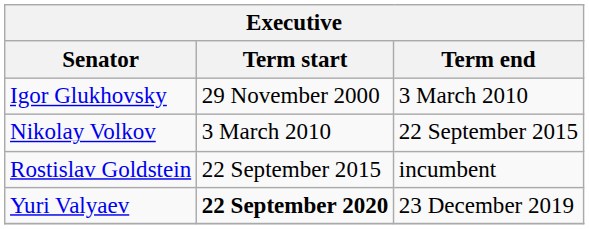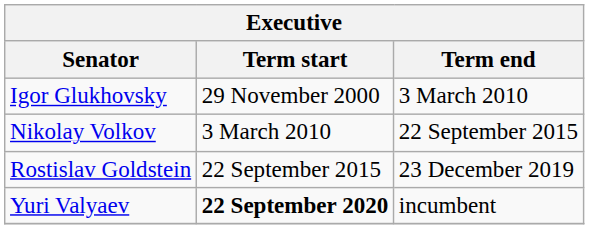(447, 168) incumbent -> (486, 168) 23 December 2019
(486, 205) 23 December 2019 -> (447, 205) incumbent
